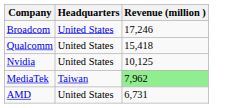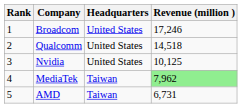+ column: (19, 12)
(139, 45) 15,418 -> (168, 45) 14,518
(86, 95) United States -> (102, 95) Taiwan
